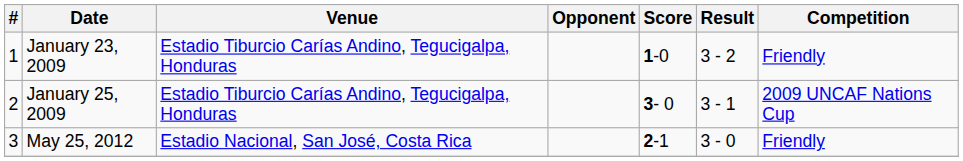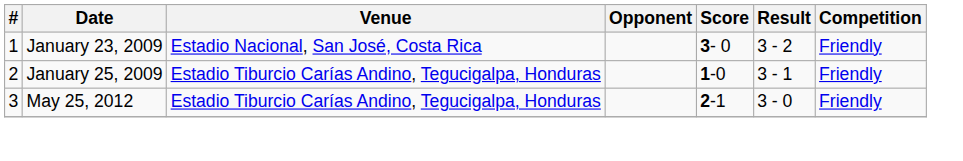(335, 56) Estadio Tiburcio Carías Andino, Tegucigalpa, Honduras -> (326, 46) Estadio Nacional, San José, Costa Rica
(656, 56) 1-0 -> (715, 46) 3- 0
(659, 103) 3- 0 -> (713, 74) 1-0
(847, 103) 2009 UNCAF Nations Cup -> (850, 74) Friendly
(316, 141) Estadio Nacional, San José, Costa Rica -> (386, 102) Estadio Tiburcio Carías Andino, Tegucigalpa, Honduras
